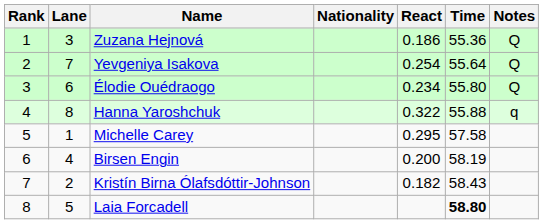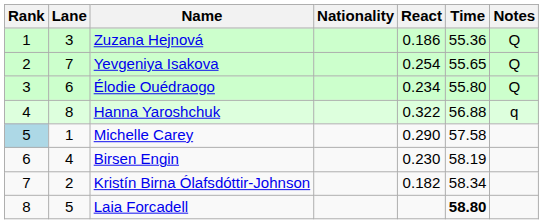(468, 64) 55.64 -> (468, 64) 55.65
(468, 111) 55.88 -> (468, 111) 56.88
(26, 135) no background -> (26, 135) lightblue background
(421, 135) 0.295 -> (421, 135) 0.290
(421, 159) 0.200 -> (421, 159) 0.230
(468, 183) 58.43 -> (468, 183) 58.34
